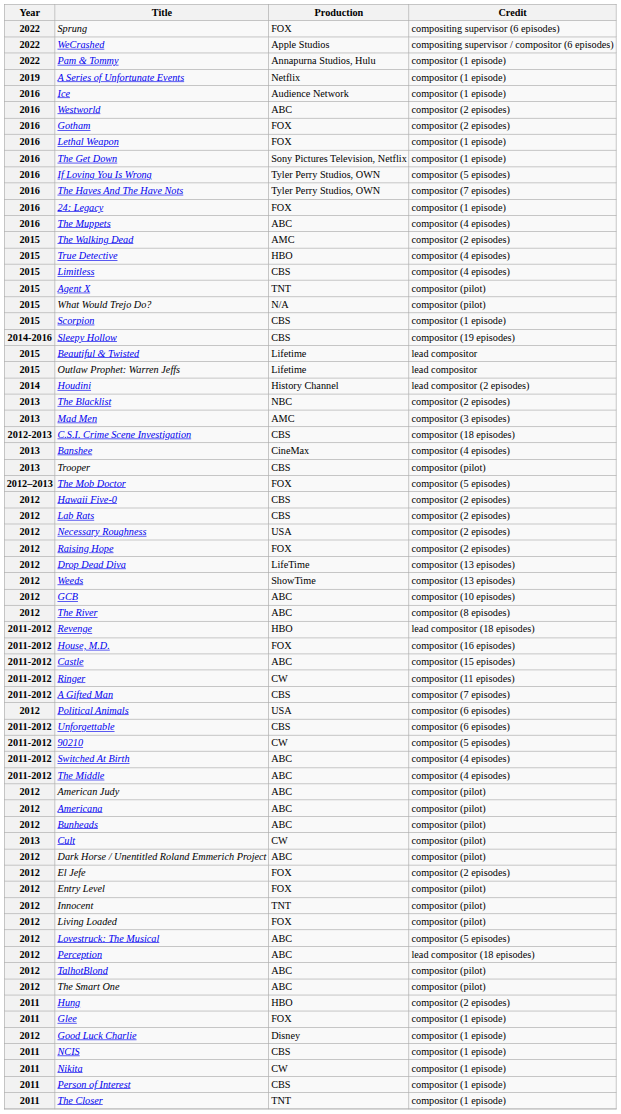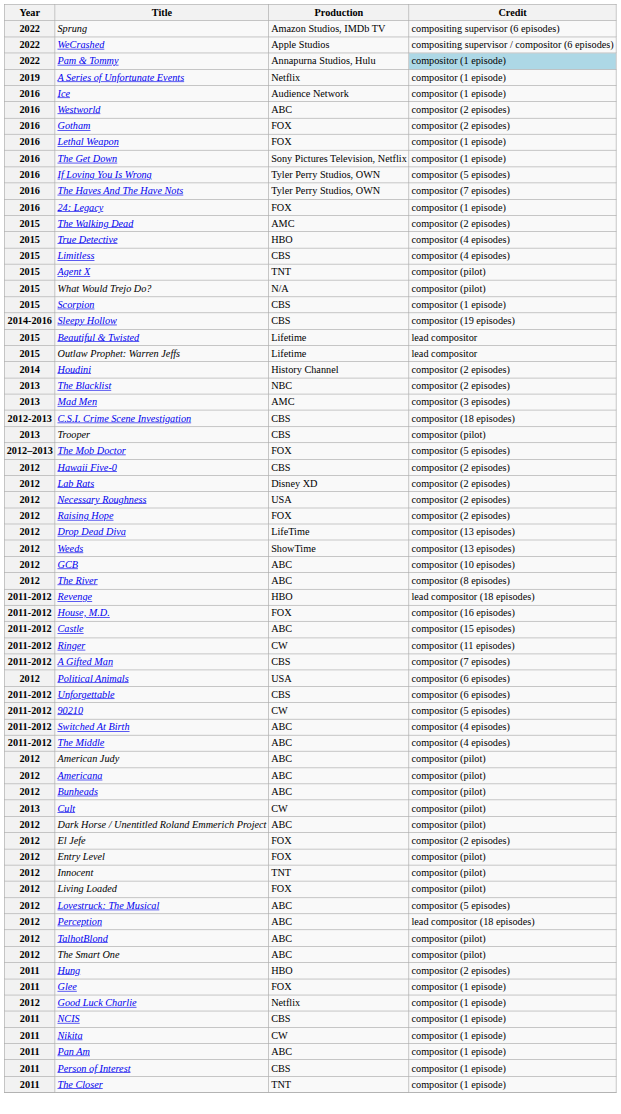(281, 28) FOX -> (328, 28) Amazon Studios, IMDb TV
(459, 61) no background -> (459, 61) lightblue background
- row: (84, 223)
(470, 386) lead compositor (2 episodes) -> (461, 369) compositor (2 episodes)
- row: (75, 451)
(281, 516) CBS -> (294, 483) Disney XD
(286, 1035) Disney -> (286, 1003) Netflix
+ row: (74, 1051)
